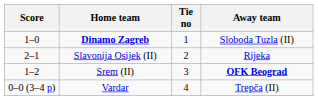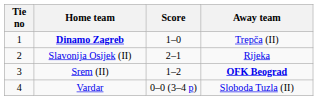columns swapped: (186, 18) <-> (32, 18)
(257, 39) Sloboda Tuzla (II) -> (257, 39) Trepča (II)
(257, 87) Trepča (II) -> (257, 87) Sloboda Tuzla (II)
